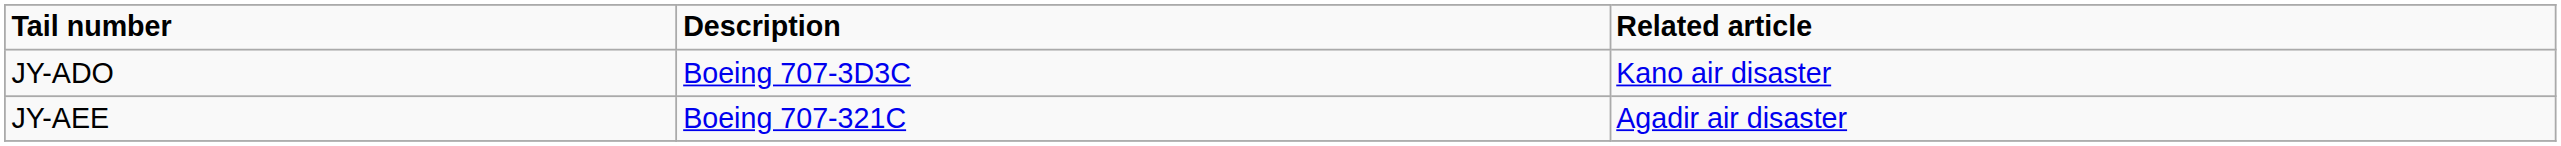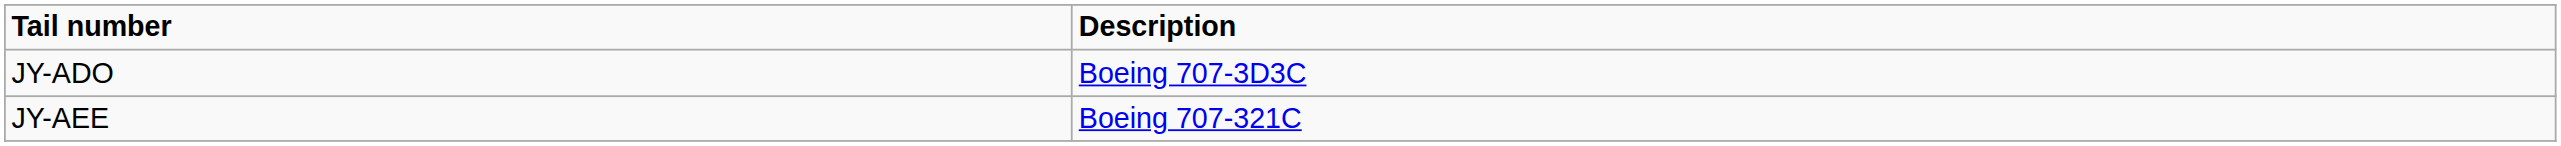- column: (1714, 27)
